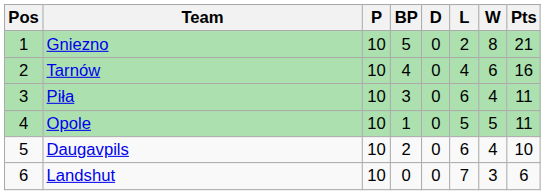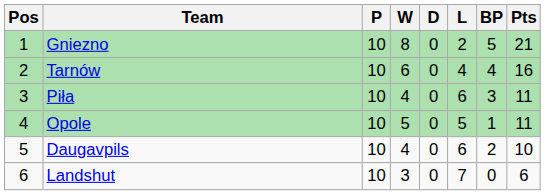columns swapped: (493, 17) <-> (406, 17)
